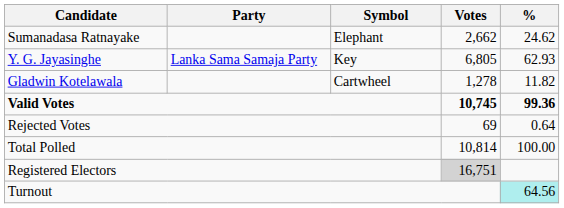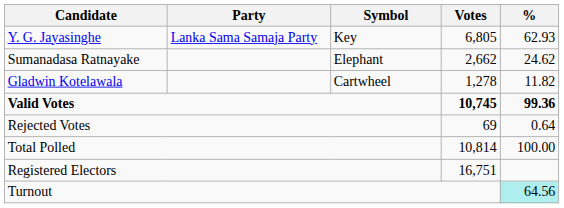rows swapped: (54, 59) <-> (74, 37)
(478, 170) lightgrey background -> (478, 170) no background
